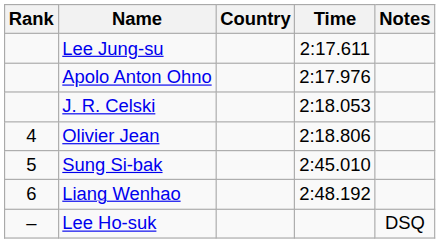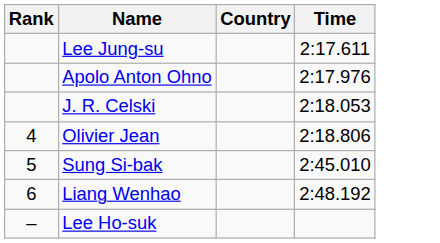- column: (405, 19)
